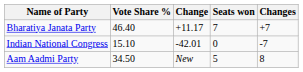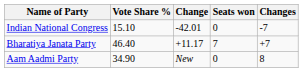rows swapped: (51, 28) <-> (57, 43)
(124, 59) 34.50 -> (124, 59) 34.90
(215, 59) 5 -> (215, 59) 0
